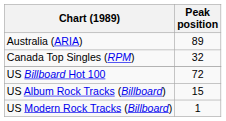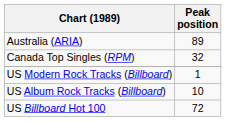rows swapped: (56, 74) <-> (90, 108)
(198, 91) 15 -> (198, 91) 10
